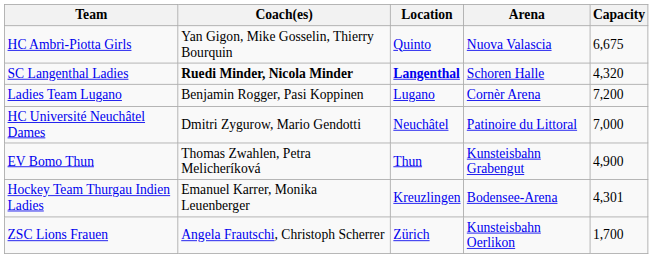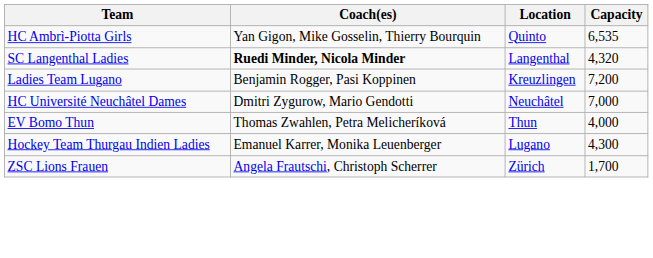- column: (527, 15)
(608, 44) 6,675 -> (603, 36) 6,535
(427, 73) bold -> (539, 58) normal
(414, 95) Lugano -> (542, 79) Kreuzlingen
(608, 161) 4,900 -> (603, 123) 4,000
(427, 198) Kreuzlingen -> (529, 144) Lugano
(608, 198) 4,301 -> (603, 144) 4,300
